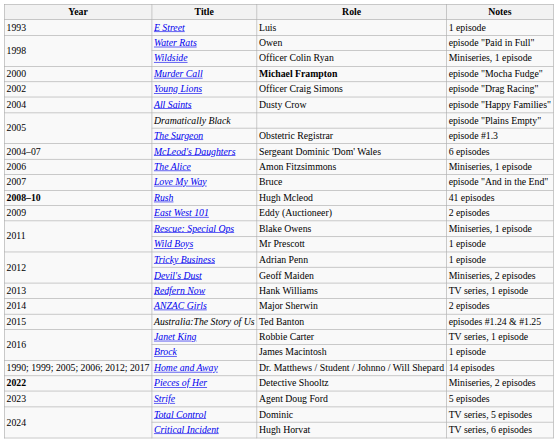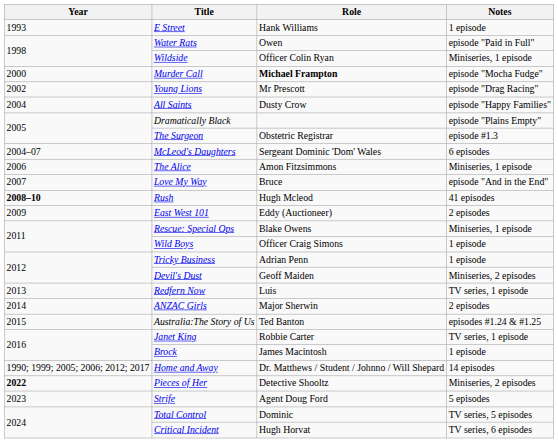(268, 27) Luis -> (288, 27) Hank Williams
(301, 89) Officer Craig Simons -> (282, 89) Mr Prescott
(282, 244) Mr Prescott -> (301, 244) Officer Craig Simons
(288, 290) Hank Williams -> (268, 290) Luis
